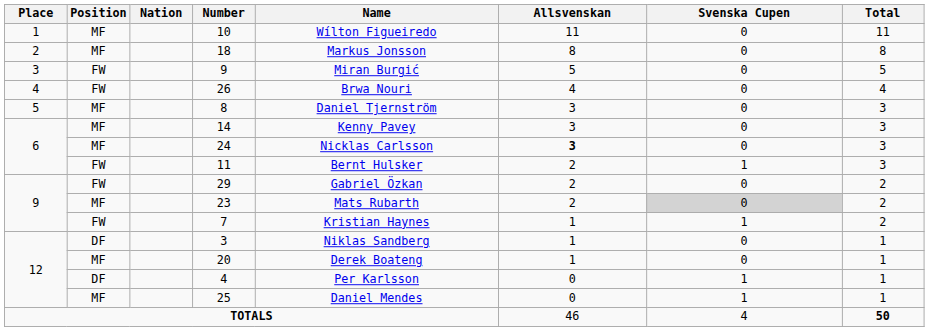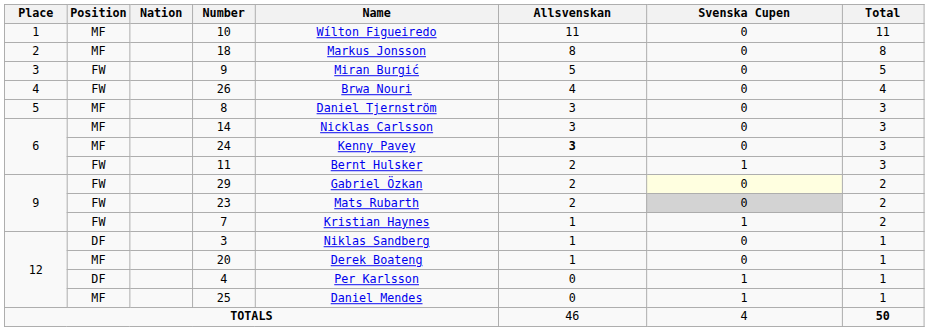(377, 128) Kenny Pavey -> (377, 128) Nicklas Carlsson
(377, 147) Nicklas Carlsson -> (377, 147) Kenny Pavey
(744, 185) no background -> (744, 185) lightyellow background
(98, 204) MF -> (98, 204) FW
